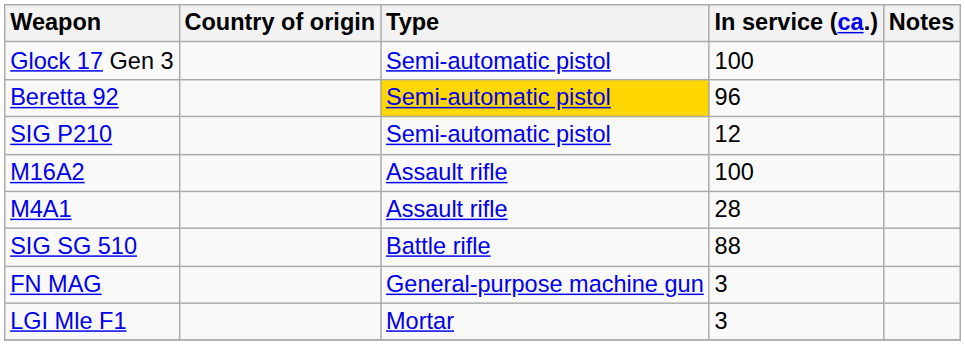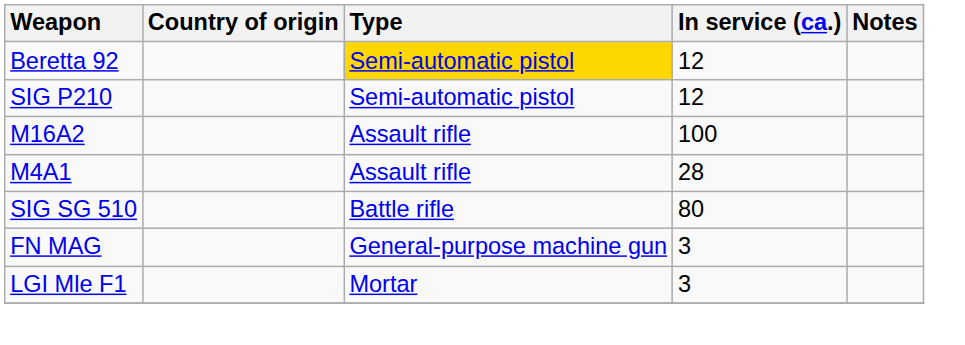- row: (92, 60)
(728, 97) 96 -> (691, 60) 12
(728, 246) 88 -> (691, 209) 80
